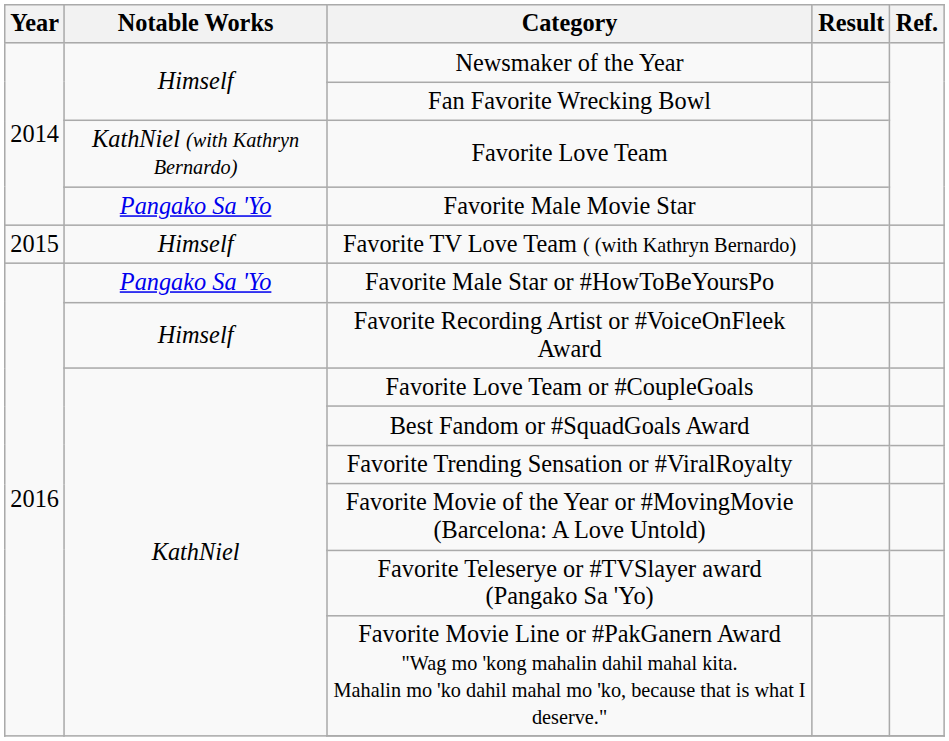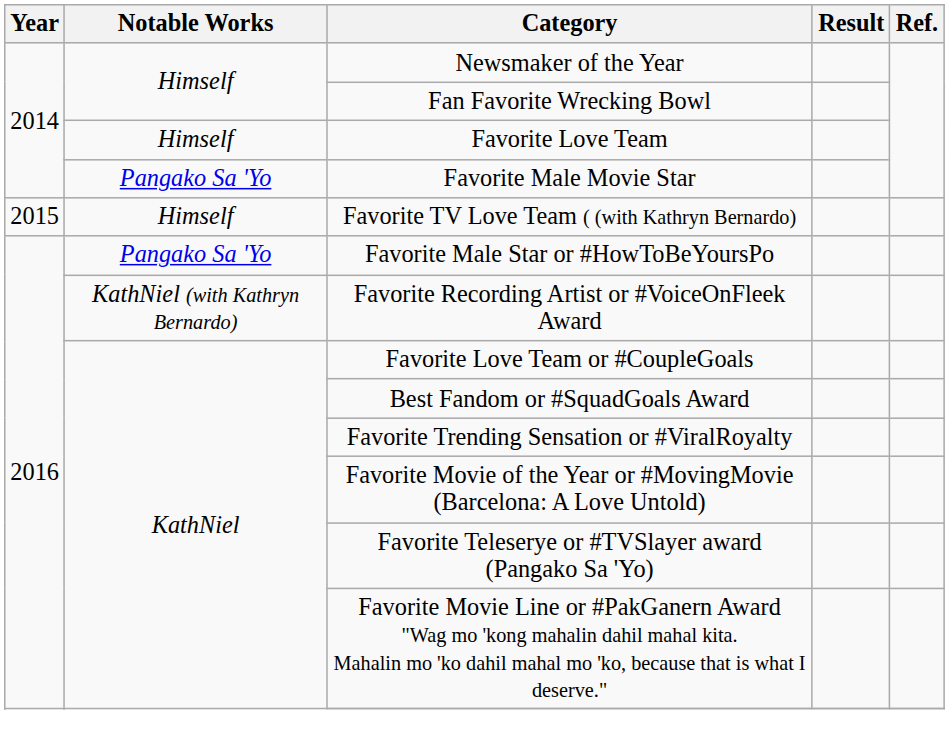(196, 153) KathNiel (with Kathryn Bernardo) -> (196, 139) Himself
(196, 334) Himself -> (196, 307) KathNiel (with Kathryn Bernardo)
